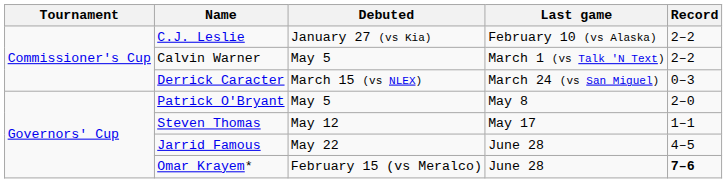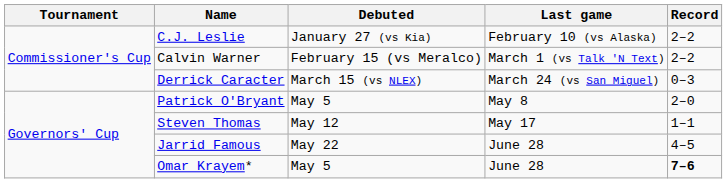(311, 59) May 5 -> (386, 59) February 15 (vs Meralco)
(386, 167) February 15 (vs Meralco) -> (311, 167) May 5
